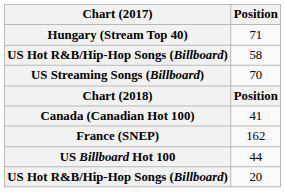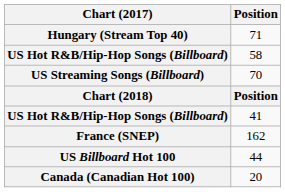(118, 116) Canada (Canadian Hot 100) -> (118, 116) US Hot R&B/Hip-Hop Songs (Billboard)
(118, 177) US Hot R&B/Hip-Hop Songs (Billboard) -> (118, 177) Canada (Canadian Hot 100)
